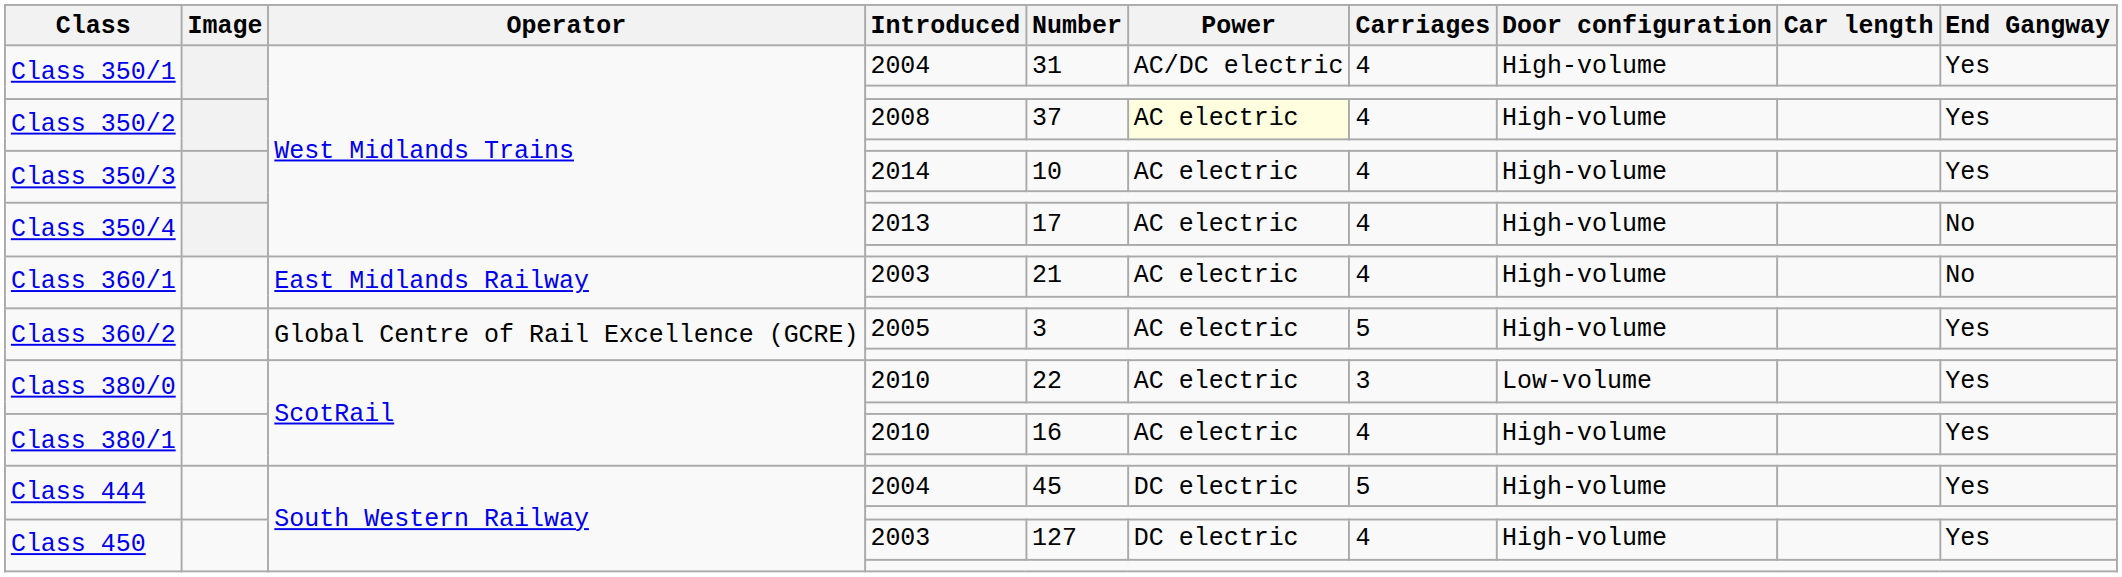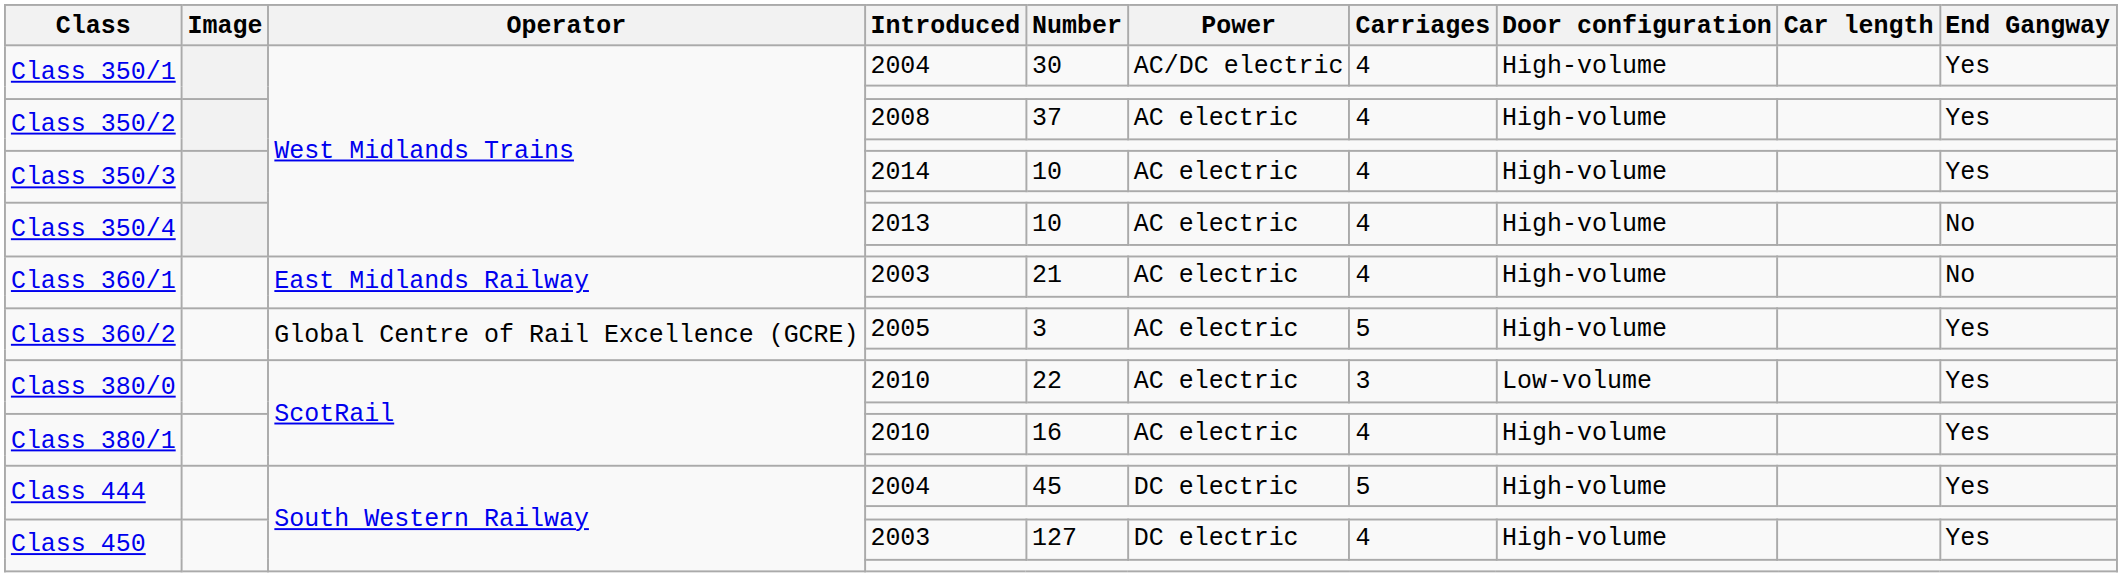(1047, 66) 31 -> (1047, 66) 30
(1216, 119) lightyellow background -> (1216, 119) no background
(1047, 224) 17 -> (1047, 224) 10
